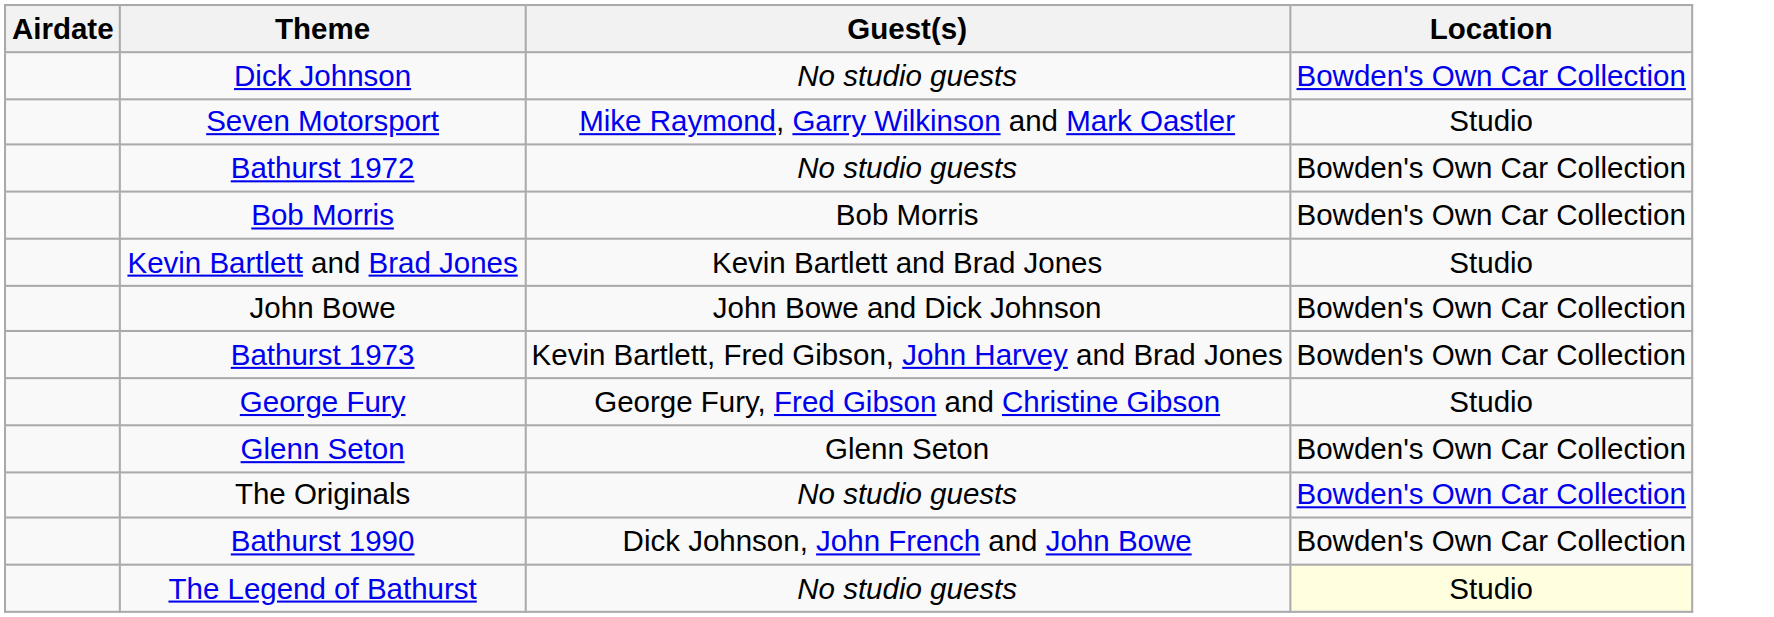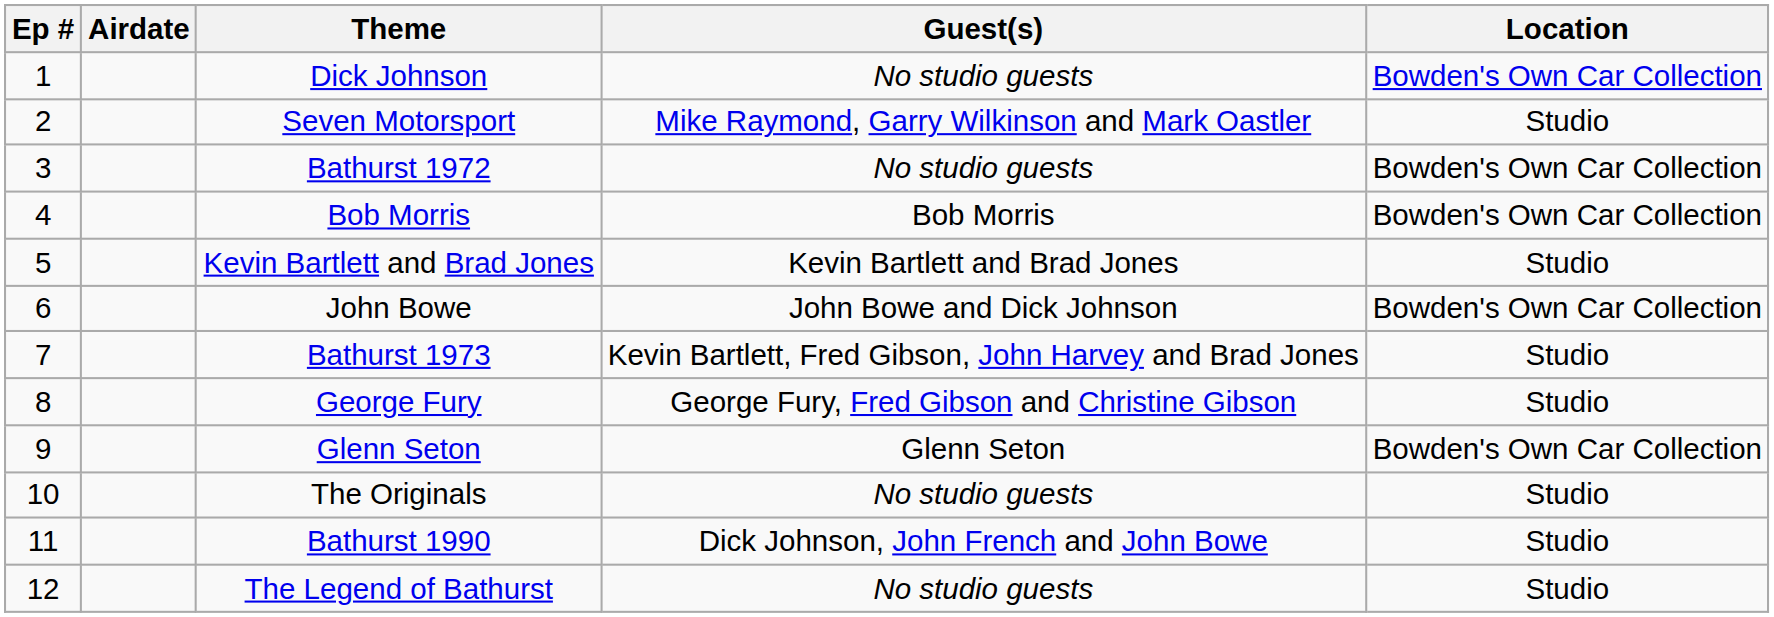+ column: (43, 29)
(1491, 355) Bowden's Own Car Collection -> (1567, 355) Studio
(1491, 495) Bowden's Own Car Collection -> (1567, 495) Studio
(1491, 542) Bowden's Own Car Collection -> (1567, 542) Studio
(1491, 588) lightyellow background -> (1567, 588) no background
